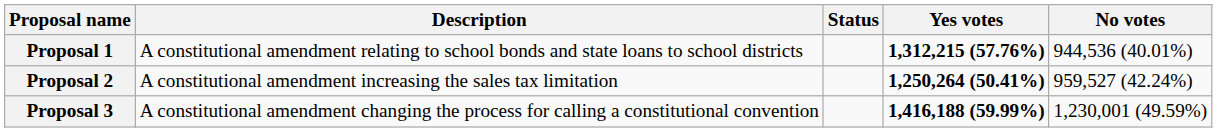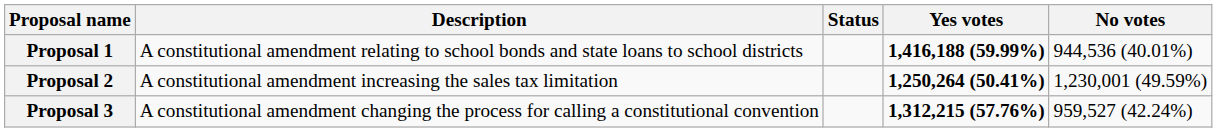(966, 50) 1,312,215 (57.76%) -> (966, 50) 1,416,188 (59.99%)
(1123, 80) 959,527 (42.24%) -> (1130, 80) 1,230,001 (49.59%)
(966, 111) 1,416,188 (59.99%) -> (966, 111) 1,312,215 (57.76%)
(1130, 111) 1,230,001 (49.59%) -> (1123, 111) 959,527 (42.24%)
